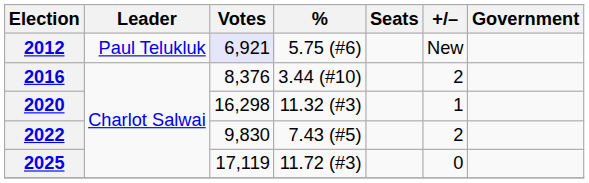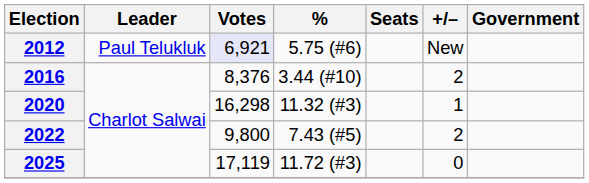(247, 134) 9,830 -> (247, 134) 9,800
